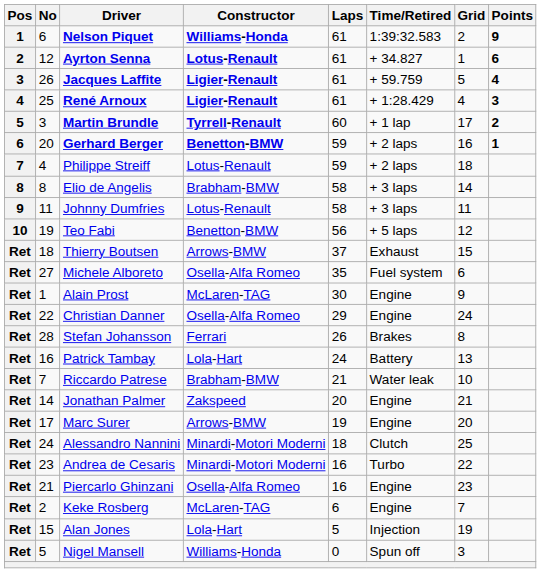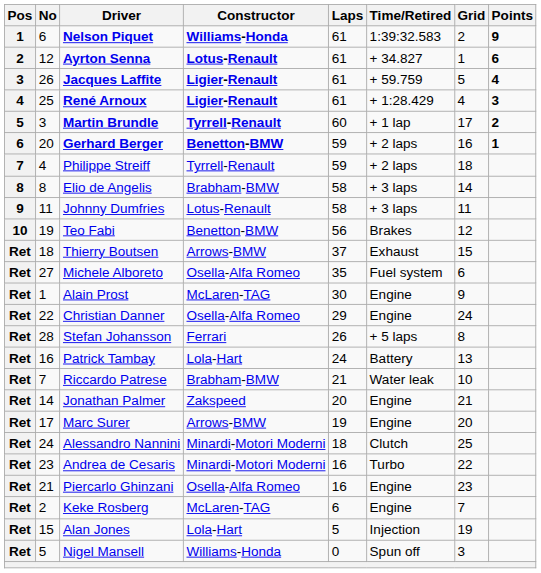(229, 165) Lotus-Renault -> (230, 165) Tyrrell-Renault
(393, 229) + 5 laps -> (391, 229) Brakes
(391, 337) Brakes -> (393, 337) + 5 laps
